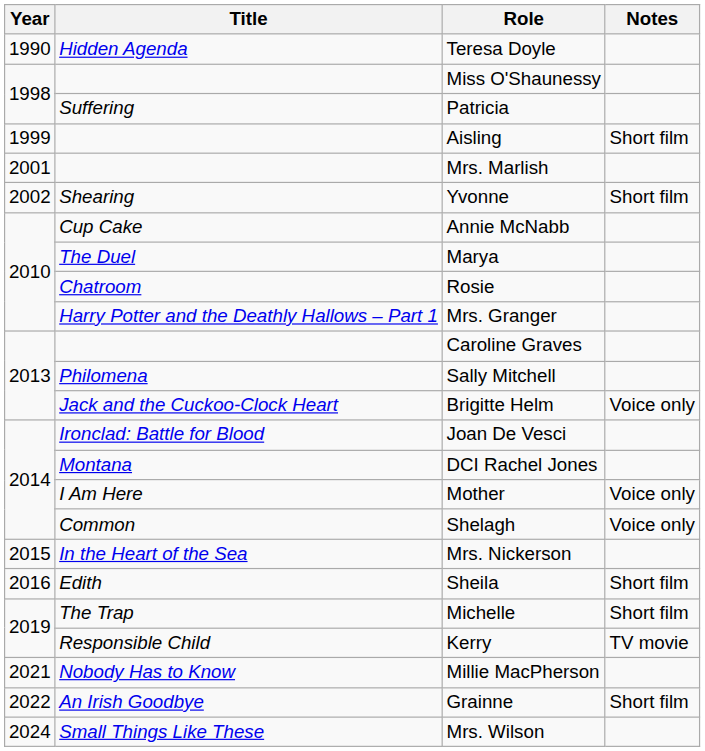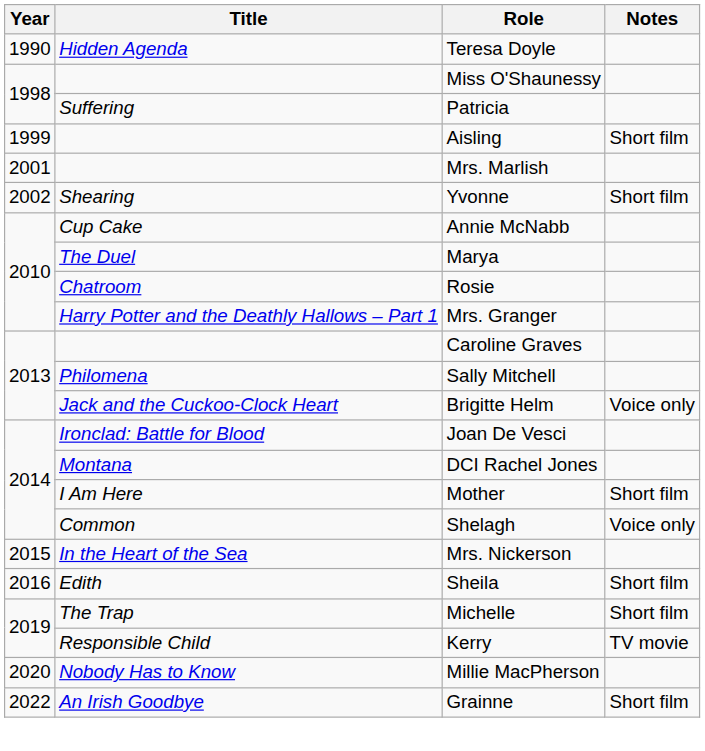(652, 494) Voice only -> (649, 494) Short film
(30, 672) 2021 -> (30, 672) 2020
- row: (495, 731)
